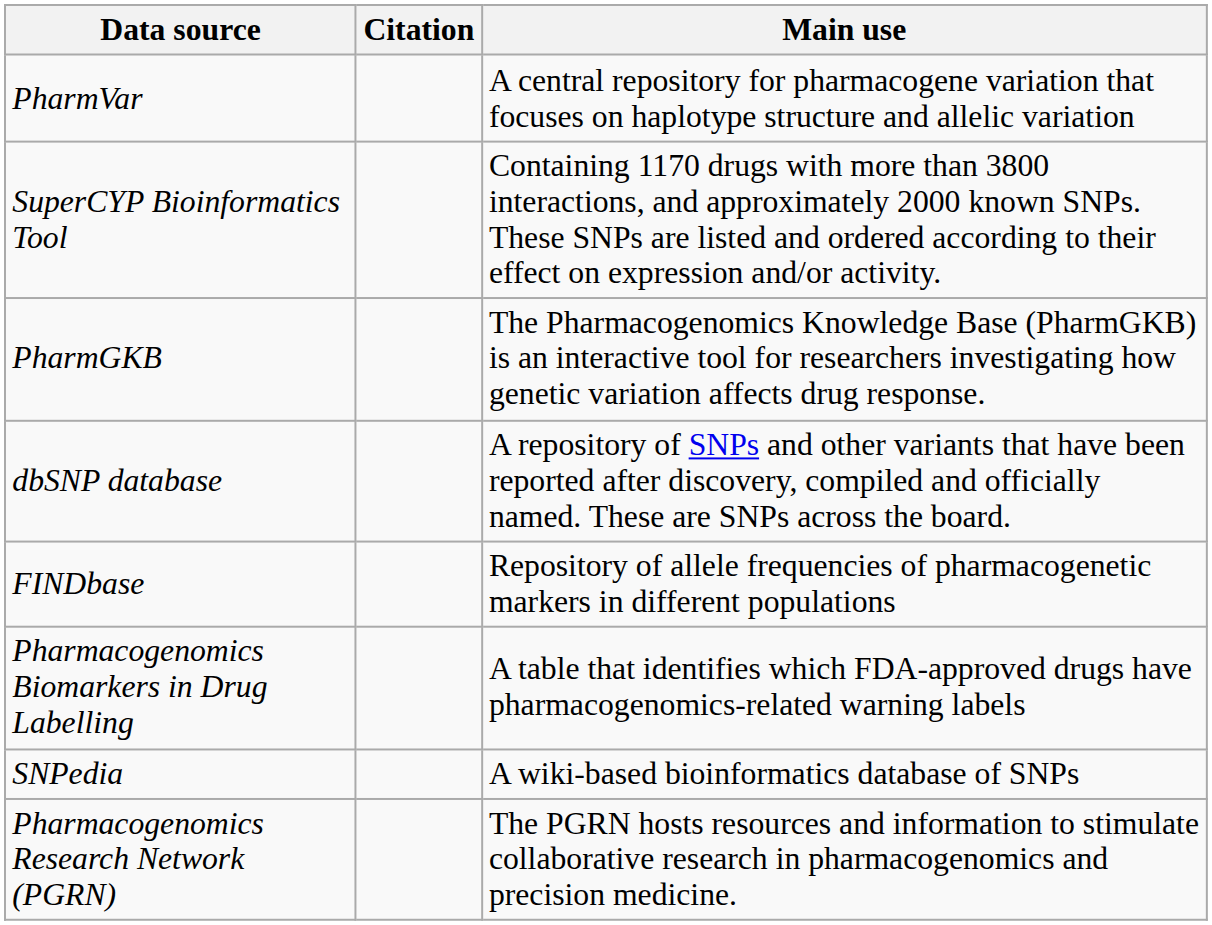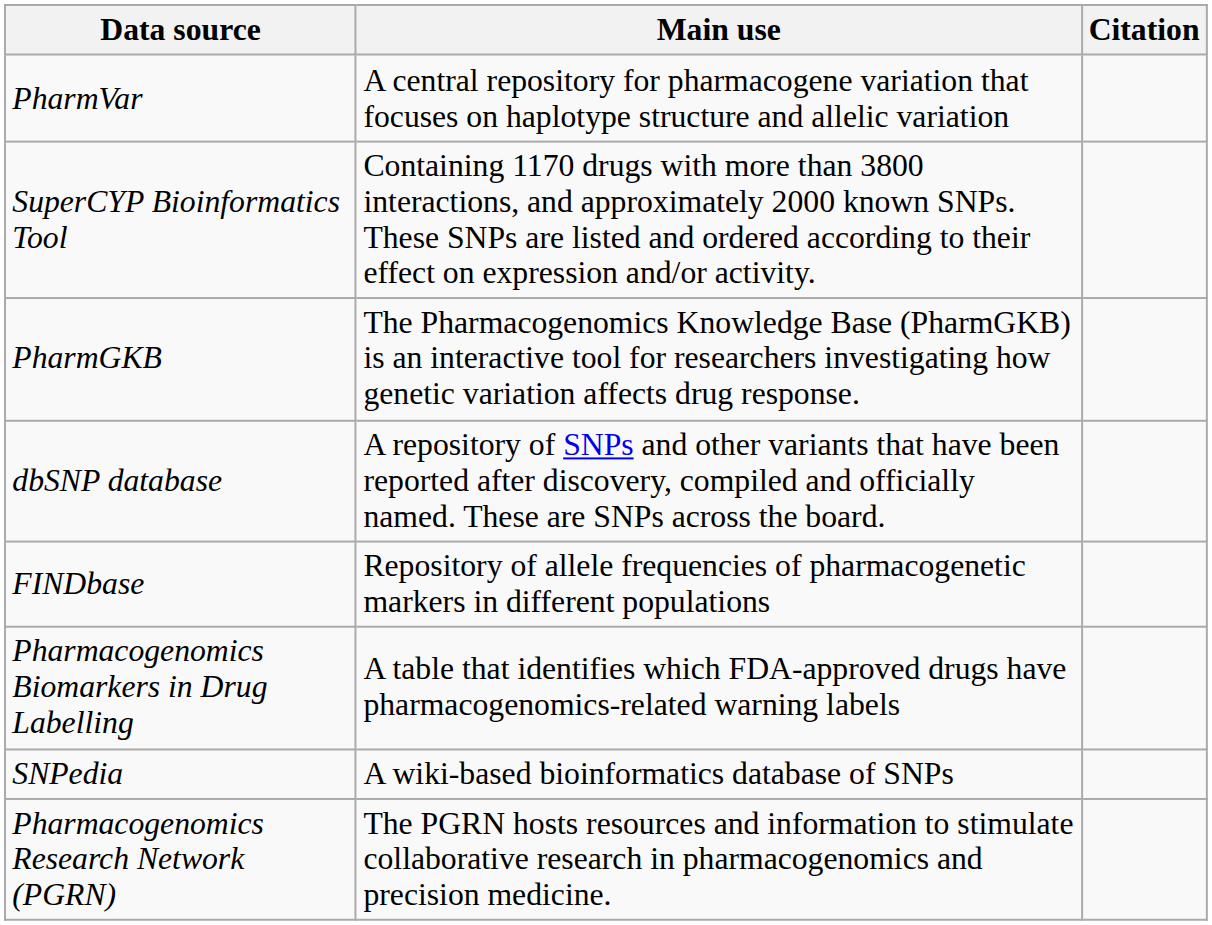columns swapped: (844, 29) <-> (419, 29)
